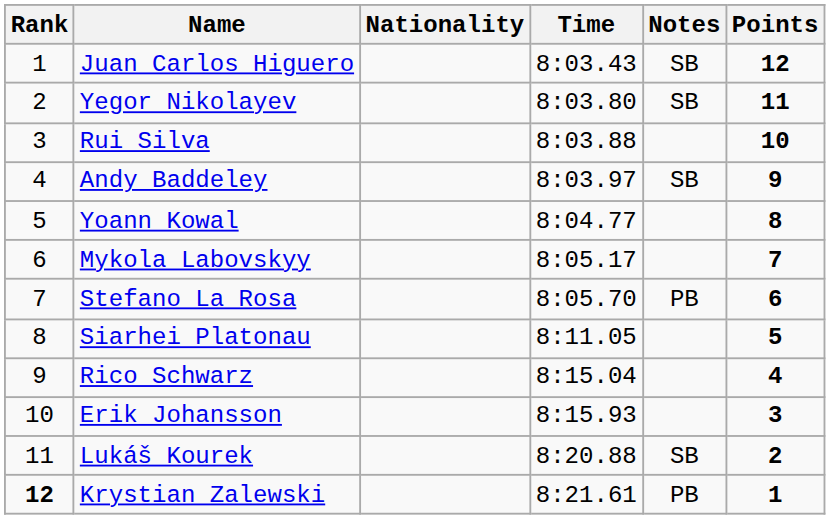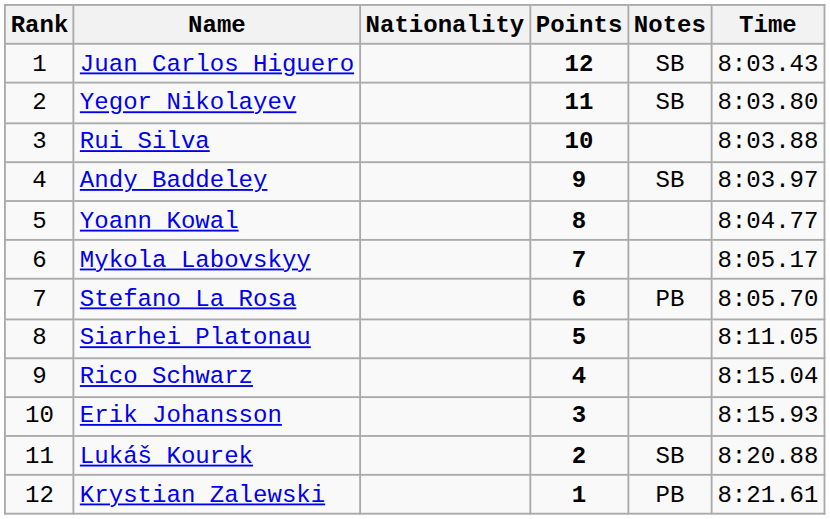columns swapped: (586, 25) <-> (775, 25)
(40, 495) bold -> (40, 495) normal
